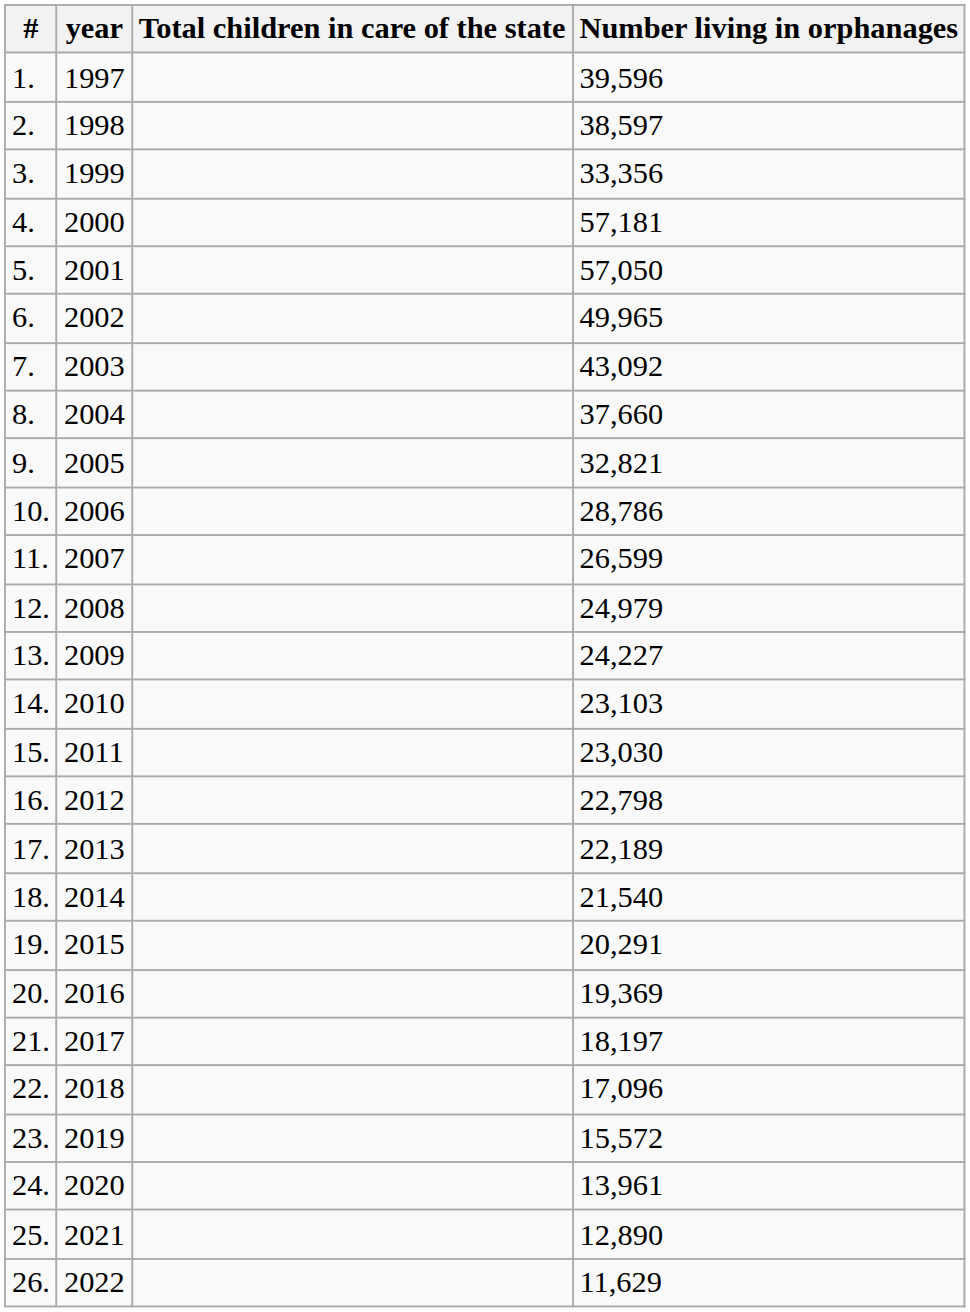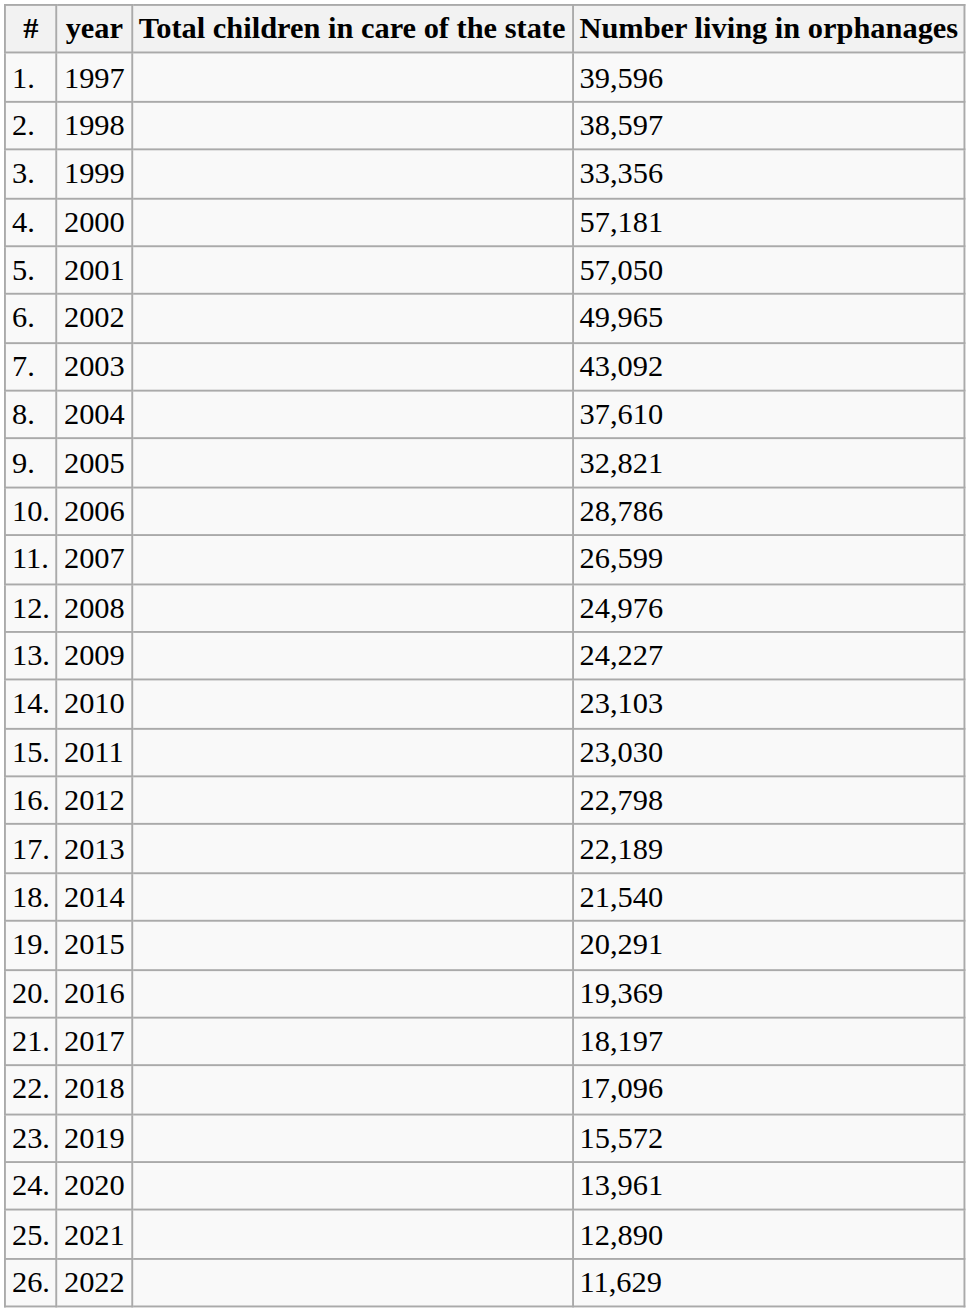(621, 414) 37,660 -> (621, 414) 37,610
(621, 607) 24,979 -> (621, 607) 24,976
